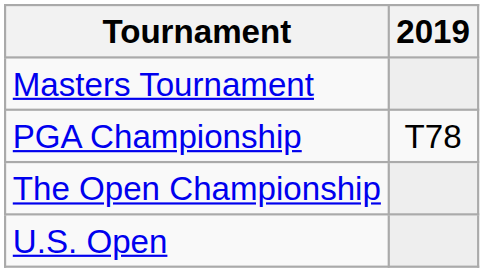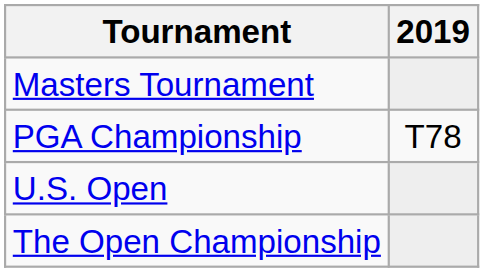rows swapped: (90, 241) <-> (197, 189)
